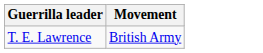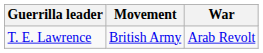+ column: (222, 15)
